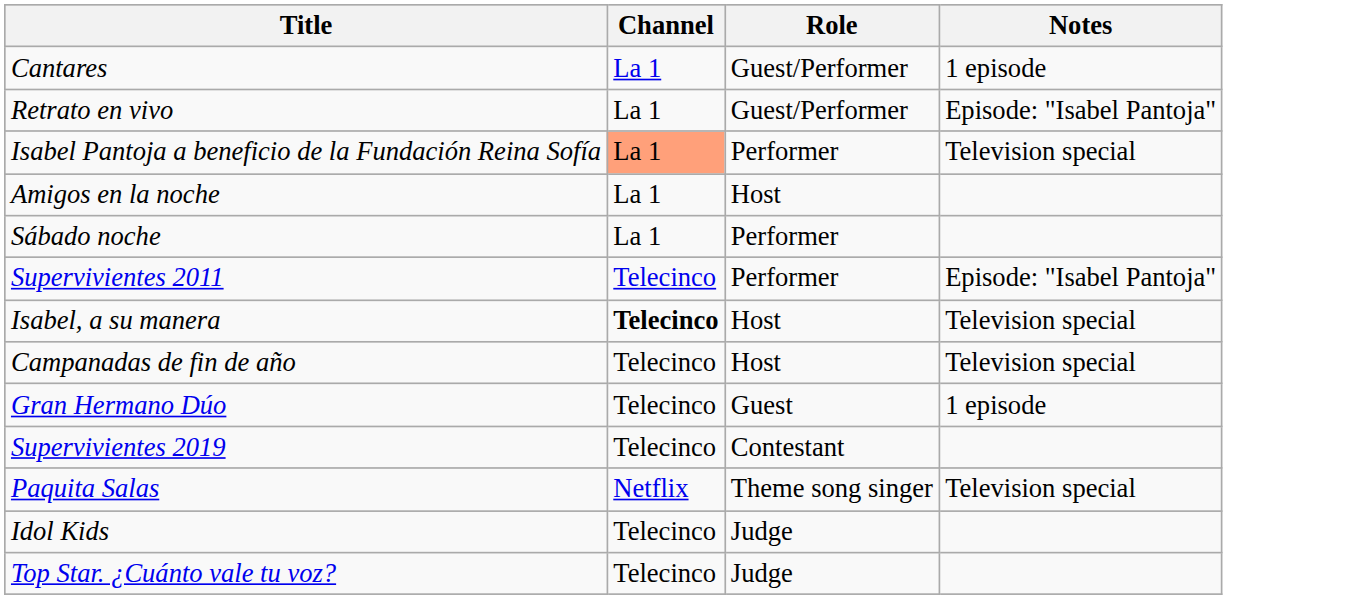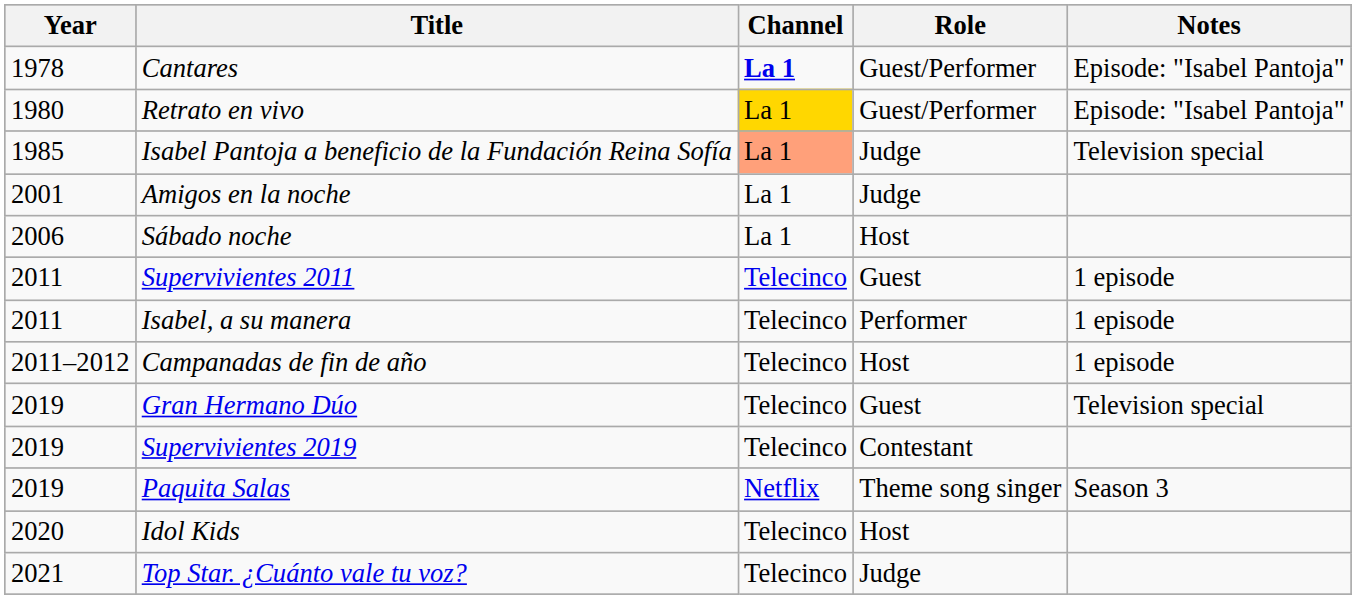+ column: (70, 25)
(637, 67) normal -> (770, 67) bold
(996, 67) 1 episode -> (1209, 67) Episode: "Isabel Pantoja"
(637, 109) no background -> (768, 109) gold background
(785, 151) Performer -> (890, 151) Judge
(756, 194) Host -> (890, 194) Judge
(785, 236) Performer -> (884, 236) Host
(785, 278) Performer -> (890, 278) Guest
(1081, 278) Episode: "Isabel Pantoja" -> (1124, 278) 1 episode
(666, 320) bold -> (795, 320) normal
(756, 320) Host -> (913, 320) Performer
(1040, 320) Television special -> (1124, 320) 1 episode
(1040, 362) Television special -> (1124, 362) 1 episode
(996, 404) 1 episode -> (1169, 404) Television special
(1040, 488) Television special -> (1121, 488) Season 3
(762, 531) Judge -> (884, 531) Host
